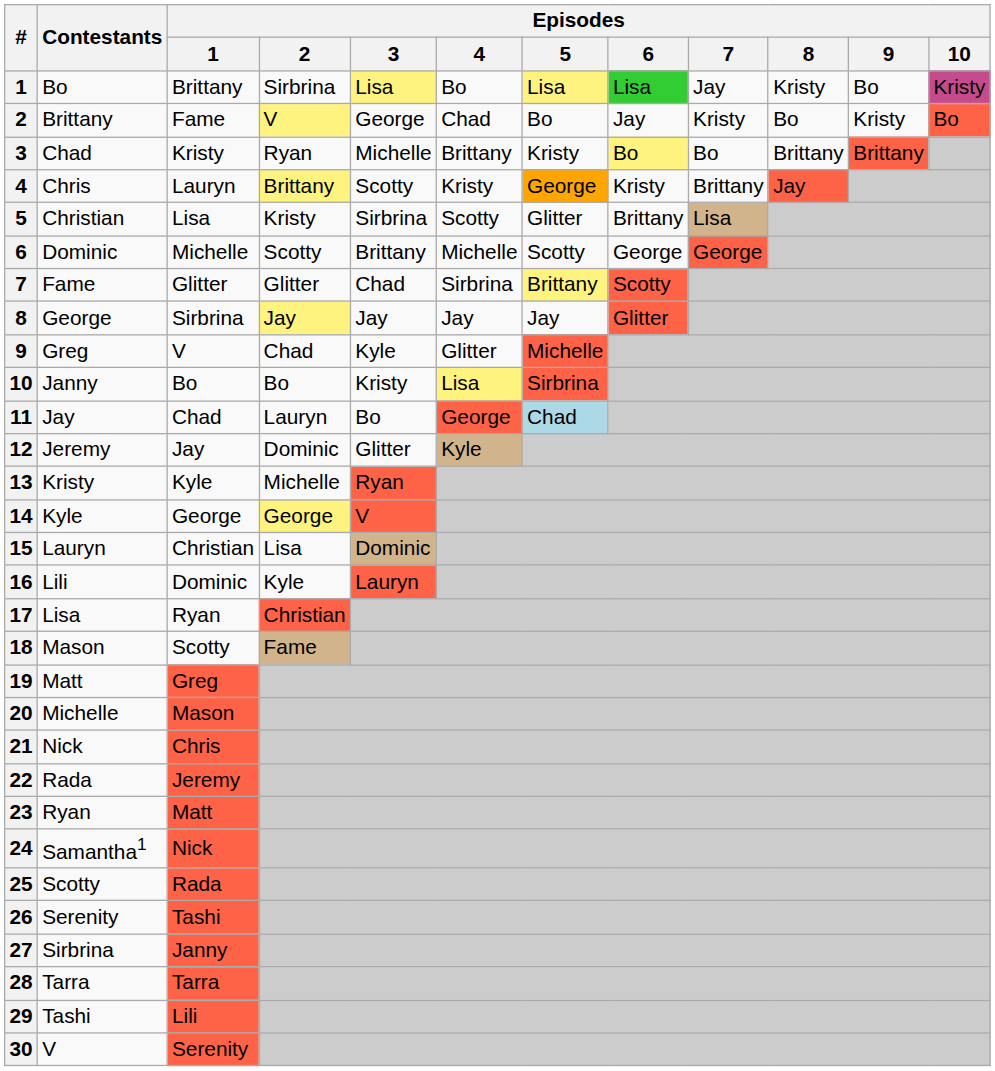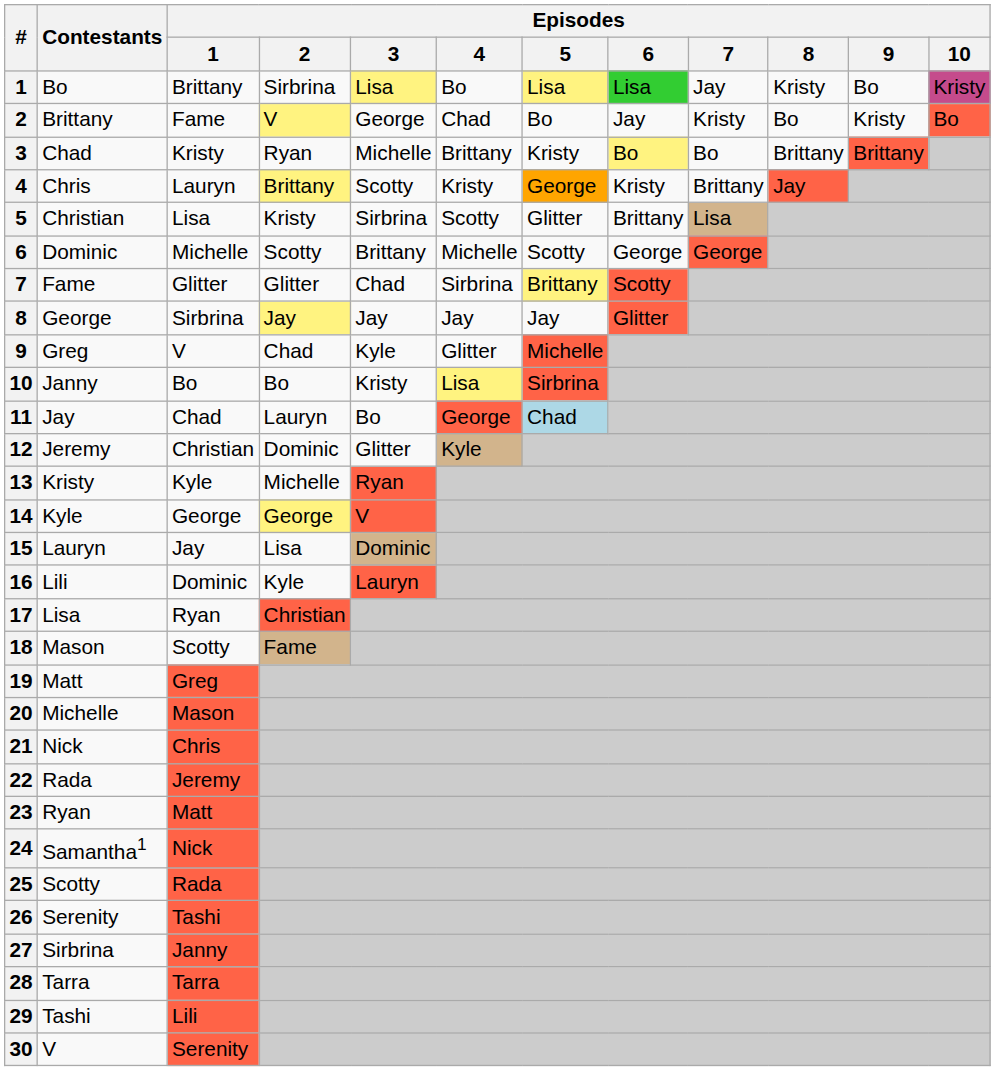(188, 449) Jay -> (213, 449) Christian
(213, 548) Christian -> (188, 548) Jay
